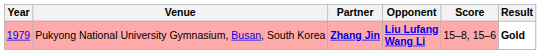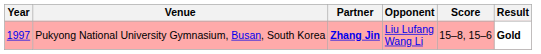(19, 36) 1979 -> (19, 36) 1997
(412, 36) bold -> (409, 36) normal
